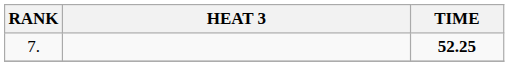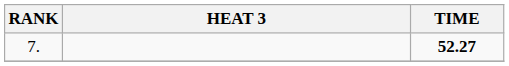(457, 46) 52.25 -> (457, 46) 52.27
